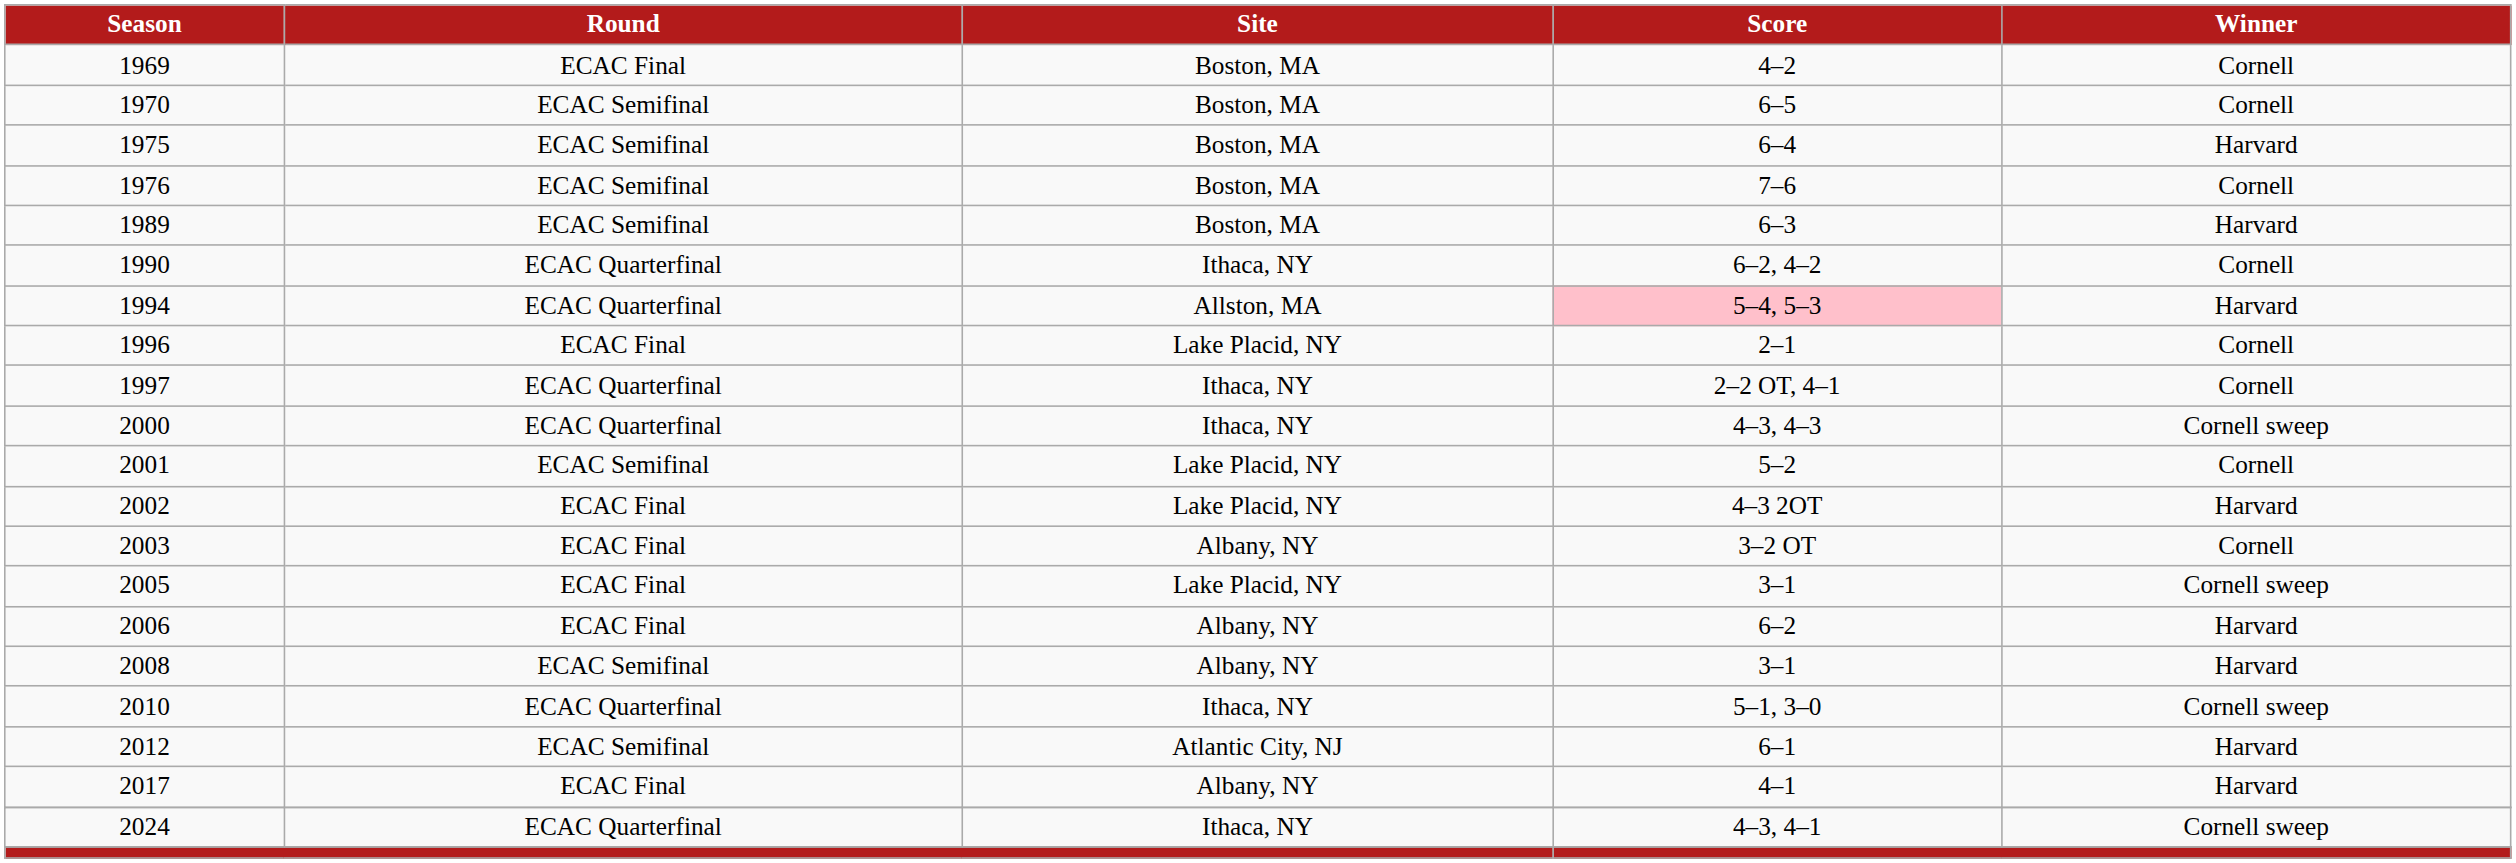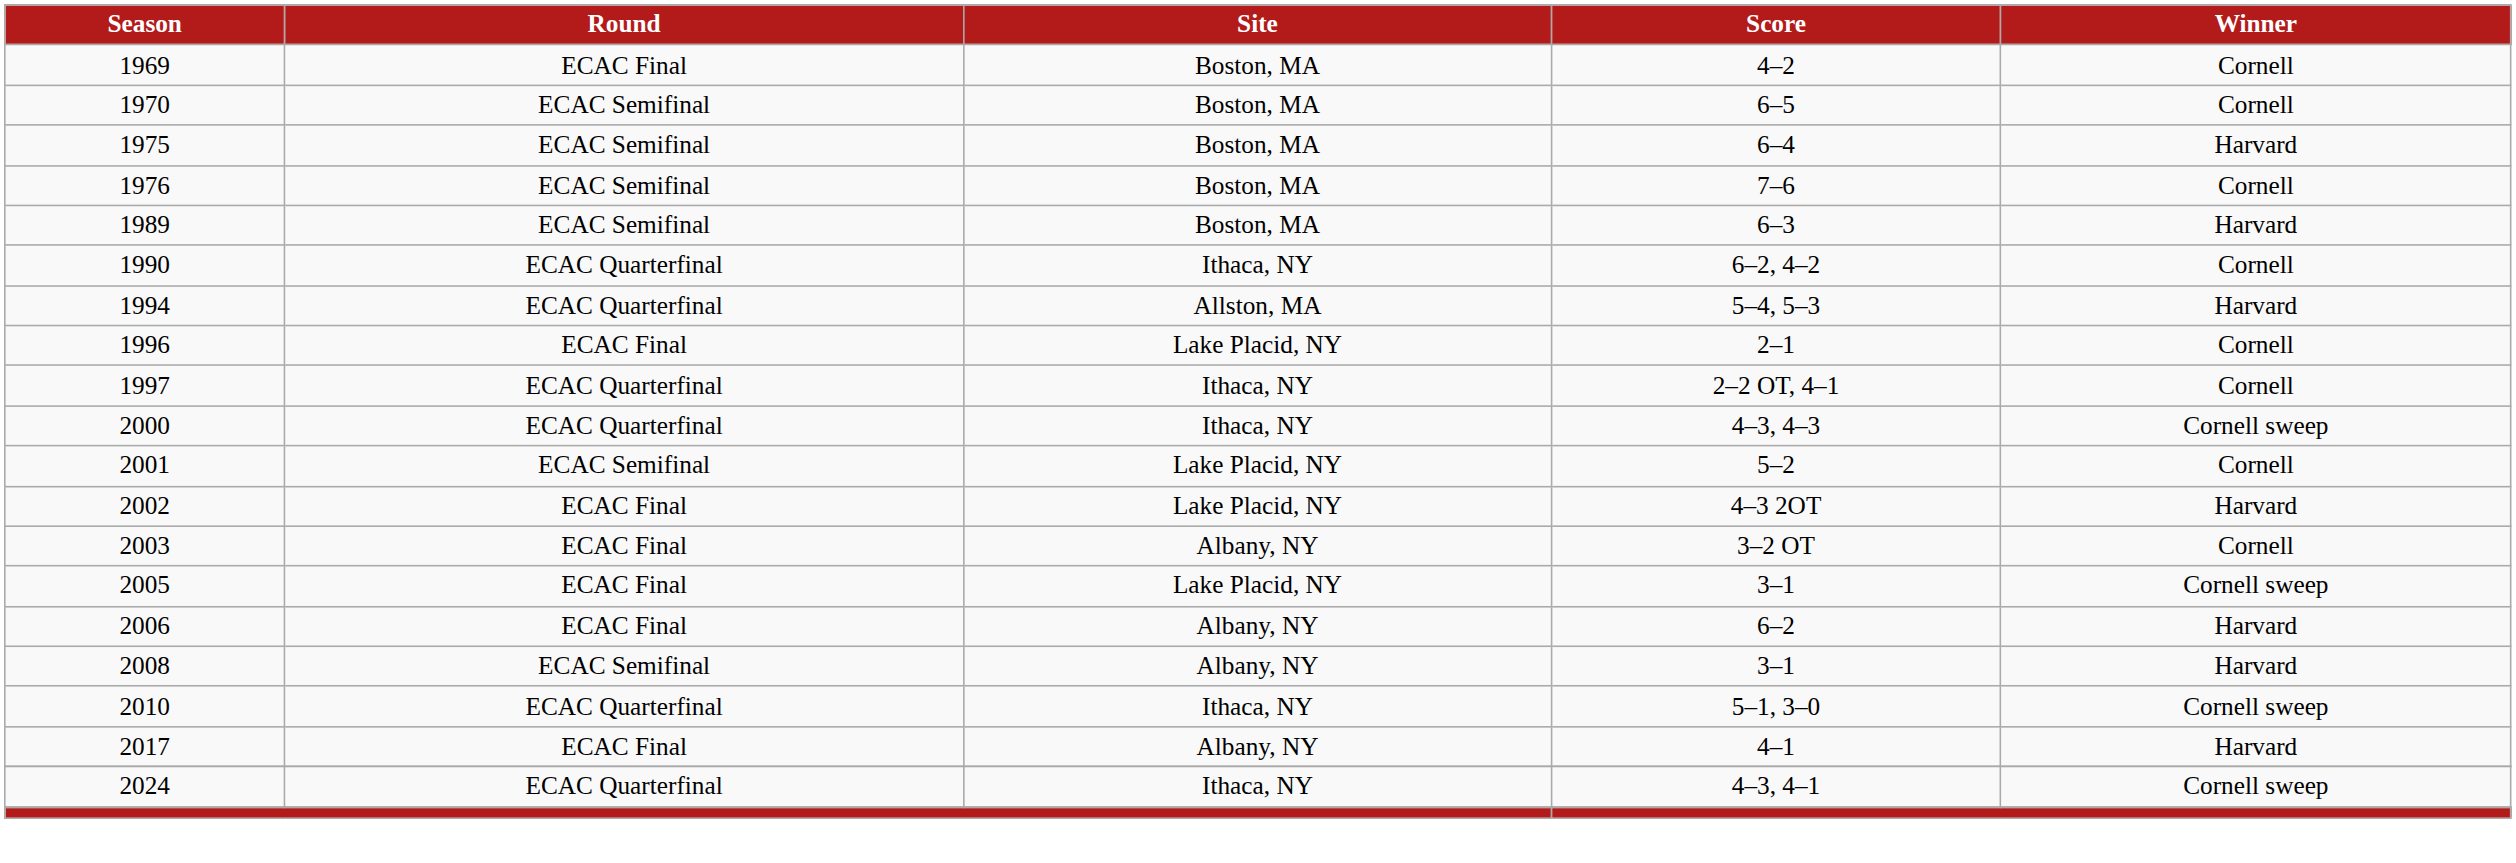(1777, 305) pink background -> (1776, 305) no background
- row: (144, 746)
